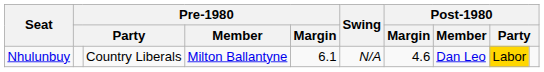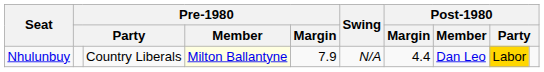(237, 56) no background -> (237, 56) lightyellow background
(327, 56) 6.1 -> (327, 56) 7.9
(421, 56) 4.6 -> (421, 56) 4.4
